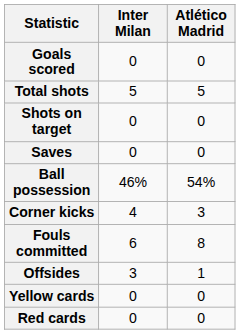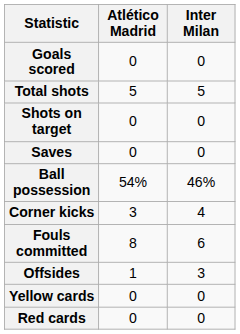columns swapped: (133, 23) <-> (201, 23)
